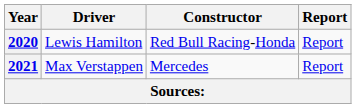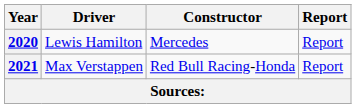(223, 41) Red Bull Racing-Honda -> (179, 41) Mercedes
(179, 66) Mercedes -> (223, 66) Red Bull Racing-Honda
